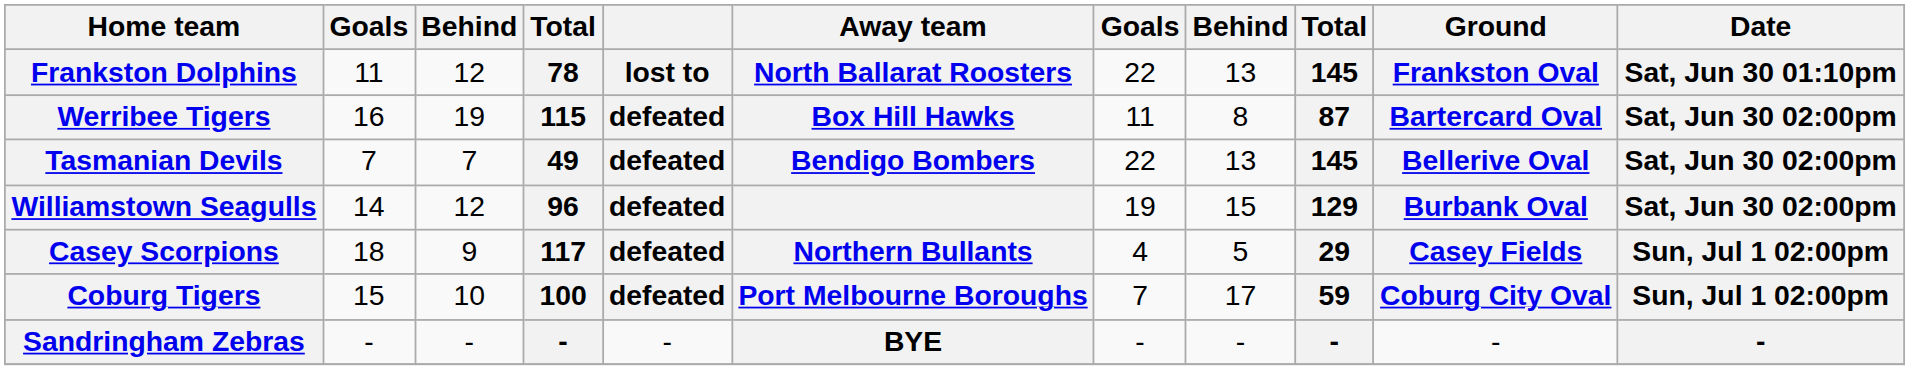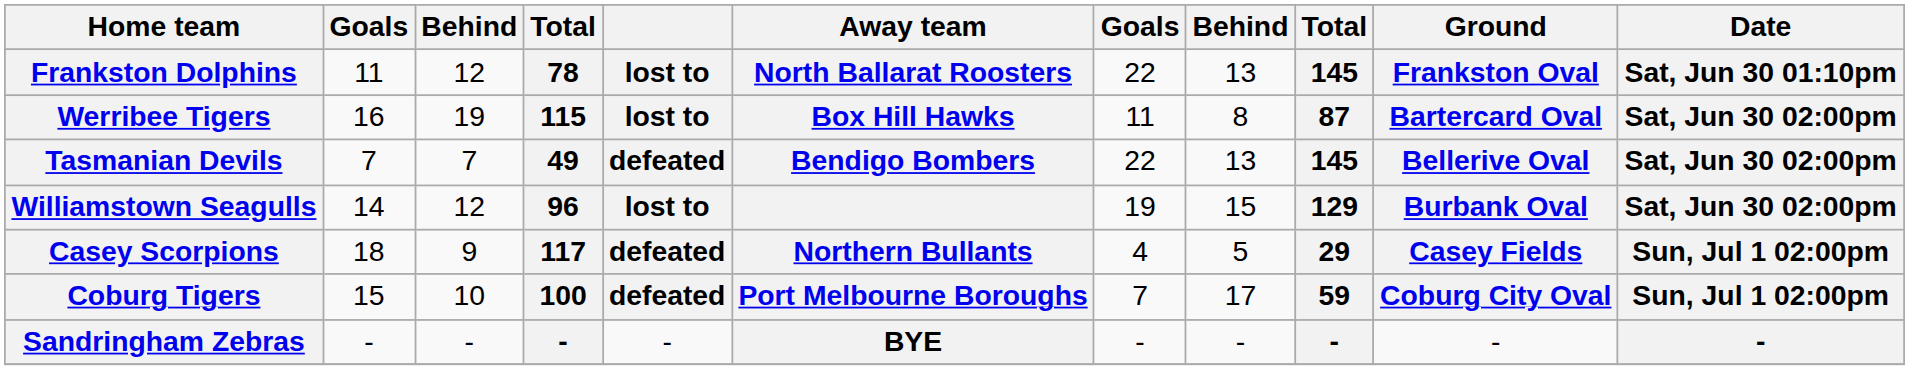(667, 116) defeated -> (667, 116) lost to
(667, 206) defeated -> (667, 206) lost to
